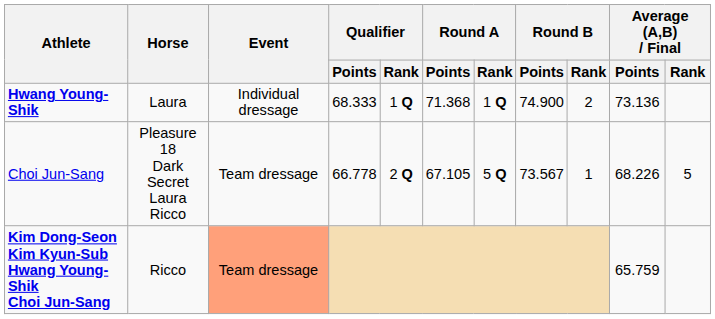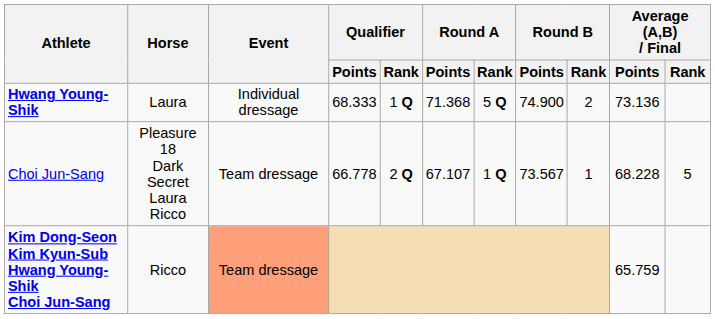(495, 103) 1 Q -> (495, 103) 5 Q
(448, 174) 67.105 -> (448, 174) 67.107
(495, 174) 5 Q -> (495, 174) 1 Q
(637, 174) 68.226 -> (637, 174) 68.228
